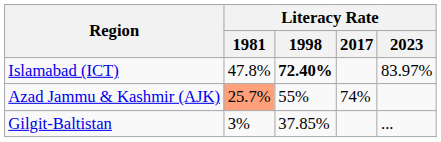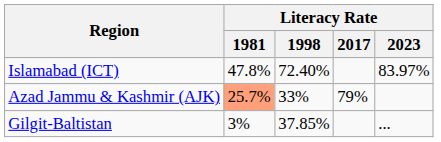(305, 70) bold -> (304, 70) normal
(294, 96) 55% -> (294, 96) 33%
(355, 96) 74% -> (353, 96) 79%
